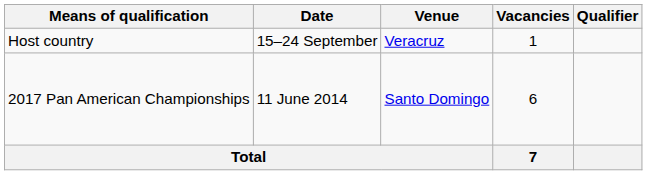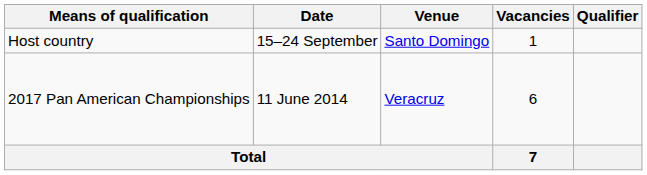(414, 40) Veracruz -> (437, 40) Santo Domingo
(437, 98) Santo Domingo -> (414, 98) Veracruz
